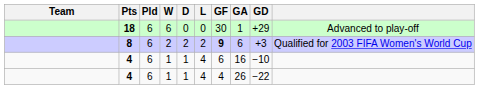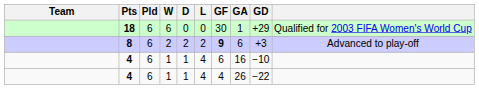(373, 28) Advanced to play-off -> (373, 28) Qualified for 2003 FIFA Women's World Cup
(373, 44) Qualified for 2003 FIFA Women's World Cup -> (373, 44) Advanced to play-off
